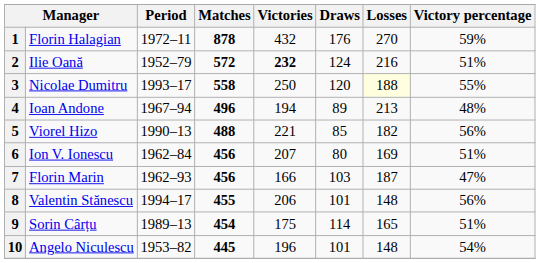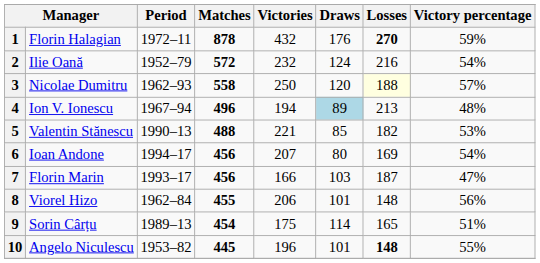(387, 39) normal -> (387, 39) bold
(285, 62) bold -> (285, 62) normal
(473, 62) 51% -> (473, 62) 54%
(166, 85) 1993–17 -> (166, 85) 1962–93
(473, 85) 55% -> (473, 85) 57%
(66, 108) Ioan Andone -> (71, 108) Ion V. Ionescu
(340, 108) no background -> (340, 108) lightblue background
(63, 131) Viorel Hizo -> (81, 131) Valentin Stănescu
(473, 131) 56% -> (473, 131) 53%
(71, 154) Ion V. Ionescu -> (66, 154) Ioan Andone
(166, 154) 1962–84 -> (166, 154) 1994–17
(473, 154) 51% -> (473, 154) 54%
(166, 177) 1962–93 -> (166, 177) 1993–17
(81, 200) Valentin Stănescu -> (63, 200) Viorel Hizo
(166, 200) 1994–17 -> (166, 200) 1962–84
(387, 246) normal -> (387, 246) bold
(473, 246) 54% -> (473, 246) 55%
